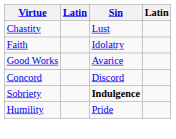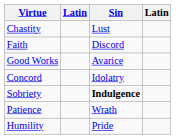(108, 45) Idolatry -> (108, 45) Discord
(108, 77) Discord -> (108, 77) Idolatry
+ row: (24, 110)
